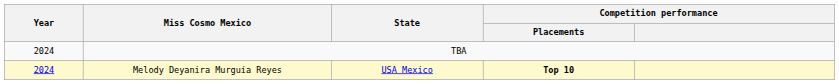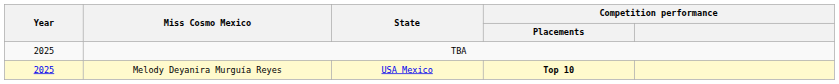(44, 51) 2024 -> (44, 51) 2025
(44, 70) 2024 -> (44, 70) 2025
